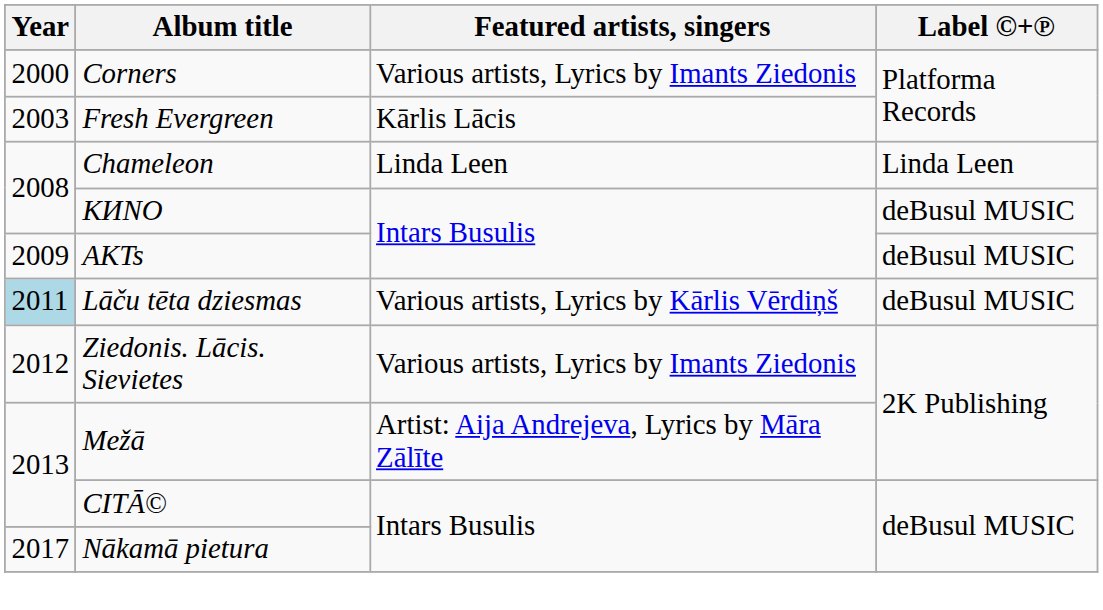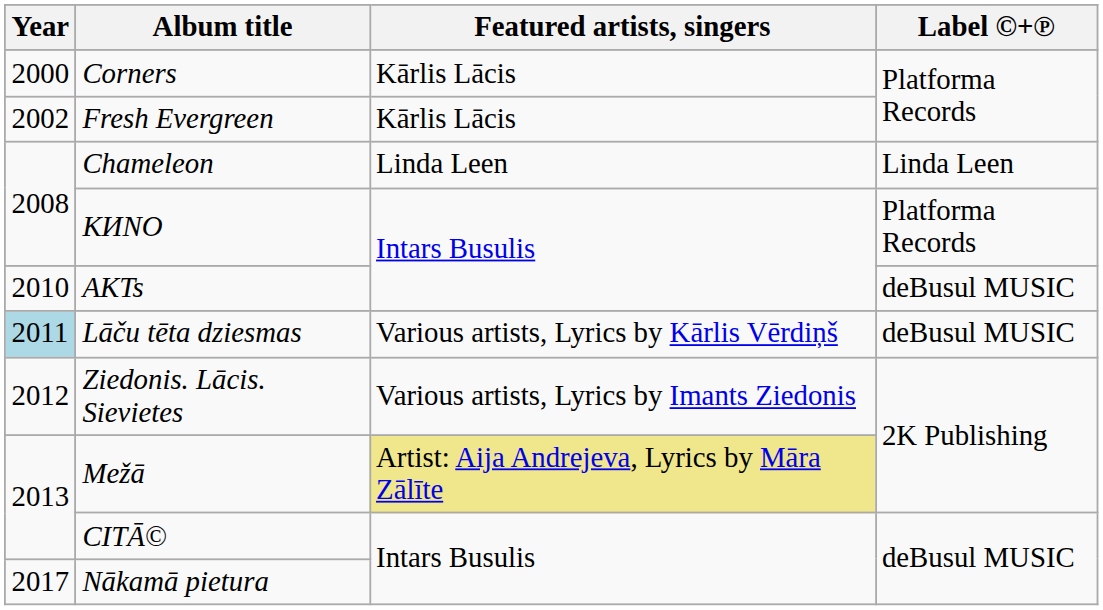(616, 73) Various artists, Lyrics by Imants Ziedonis -> (446, 73) Kārlis Lācis
(40, 118) 2003 -> (40, 118) 2002
(978, 210) deBusul MUSIC -> (939, 226) Platforma Records
(40, 255) 2009 -> (40, 288) 2010
(598, 441) no background -> (598, 473) khaki background
